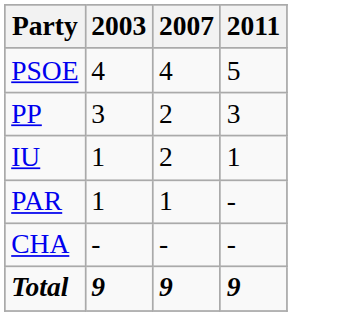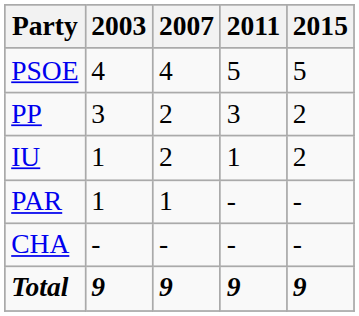+ column: (320, 26)
